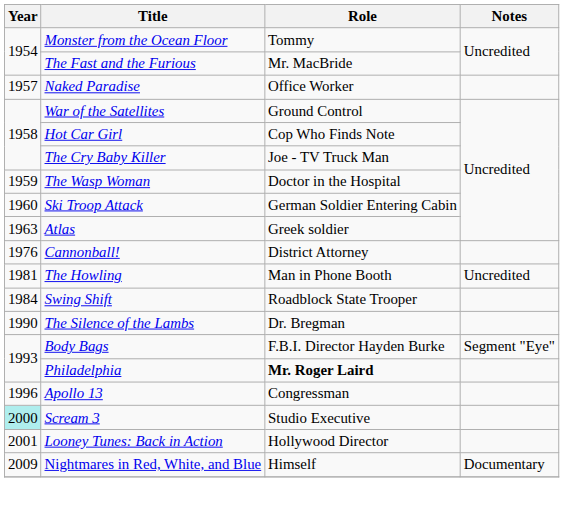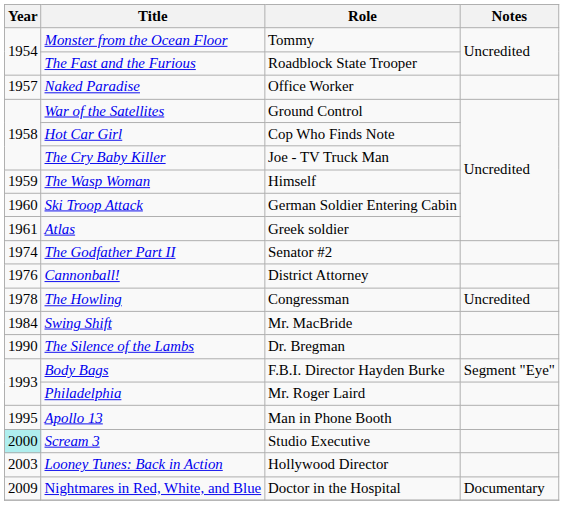(310, 63) Mr. MacBride -> (342, 63) Roadblock State Trooper
(334, 181) Doctor in the Hospital -> (292, 181) Himself
(23, 228) 1963 -> (23, 228) 1961
+ row: (110, 252)
(23, 275) 1981 -> (23, 299) 1978
(330, 275) Man in Phone Booth -> (309, 299) Congressman
(342, 299) Roadblock State Trooper -> (310, 323) Mr. MacBride
(321, 370) bold -> (317, 393) normal
(23, 393) 1996 -> (23, 417) 1995
(309, 393) Congressman -> (330, 417) Man in Phone Booth
(23, 441) 2001 -> (23, 464) 2003
(292, 464) Himself -> (334, 488) Doctor in the Hospital
